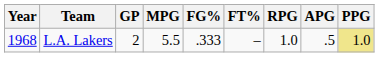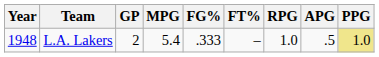(22, 40) 1968 -> (22, 40) 1948
(171, 40) 5.5 -> (171, 40) 5.4
